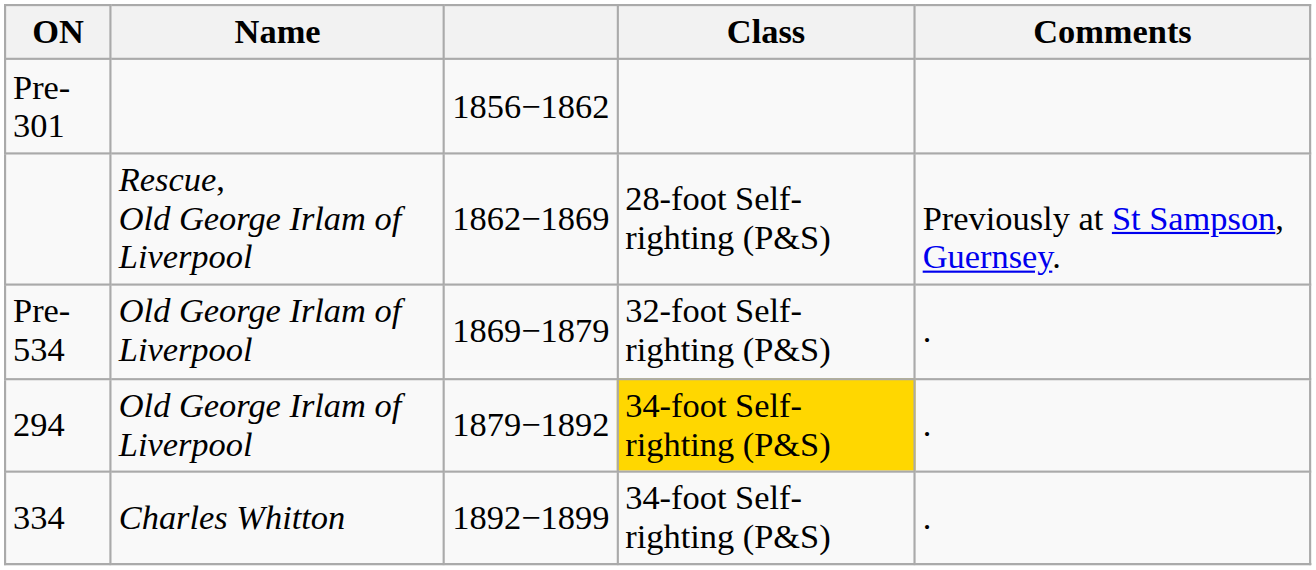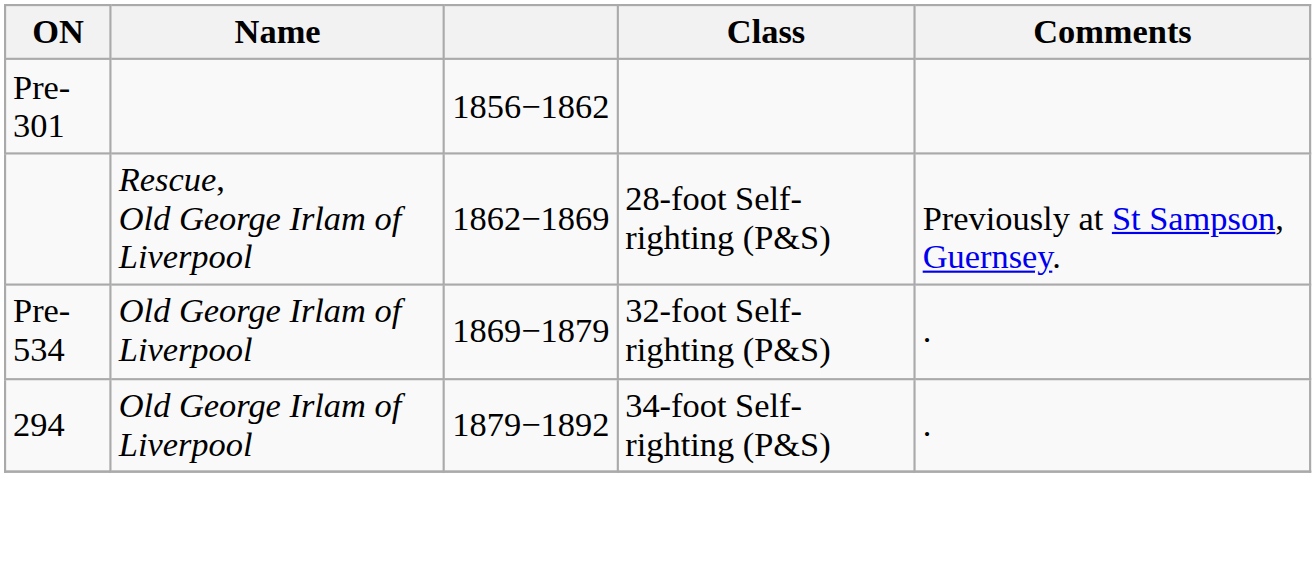(728, 424) gold background -> (728, 424) no background
- row: (39, 517)
